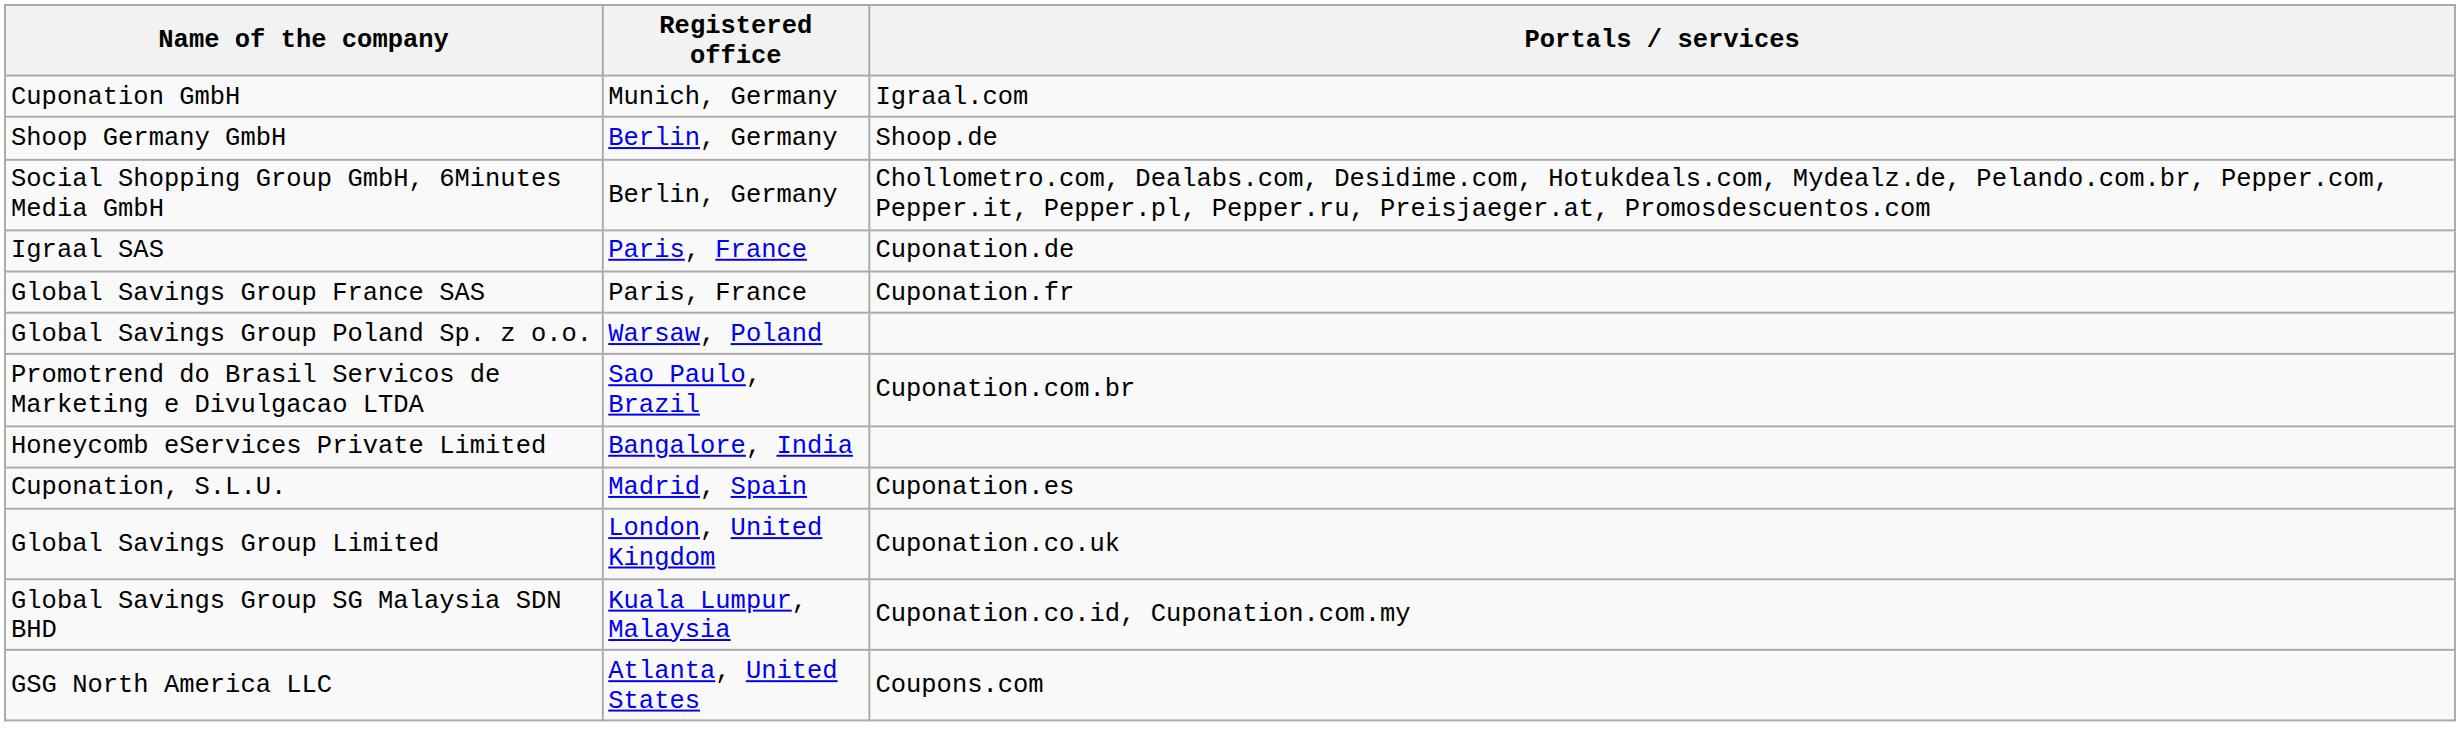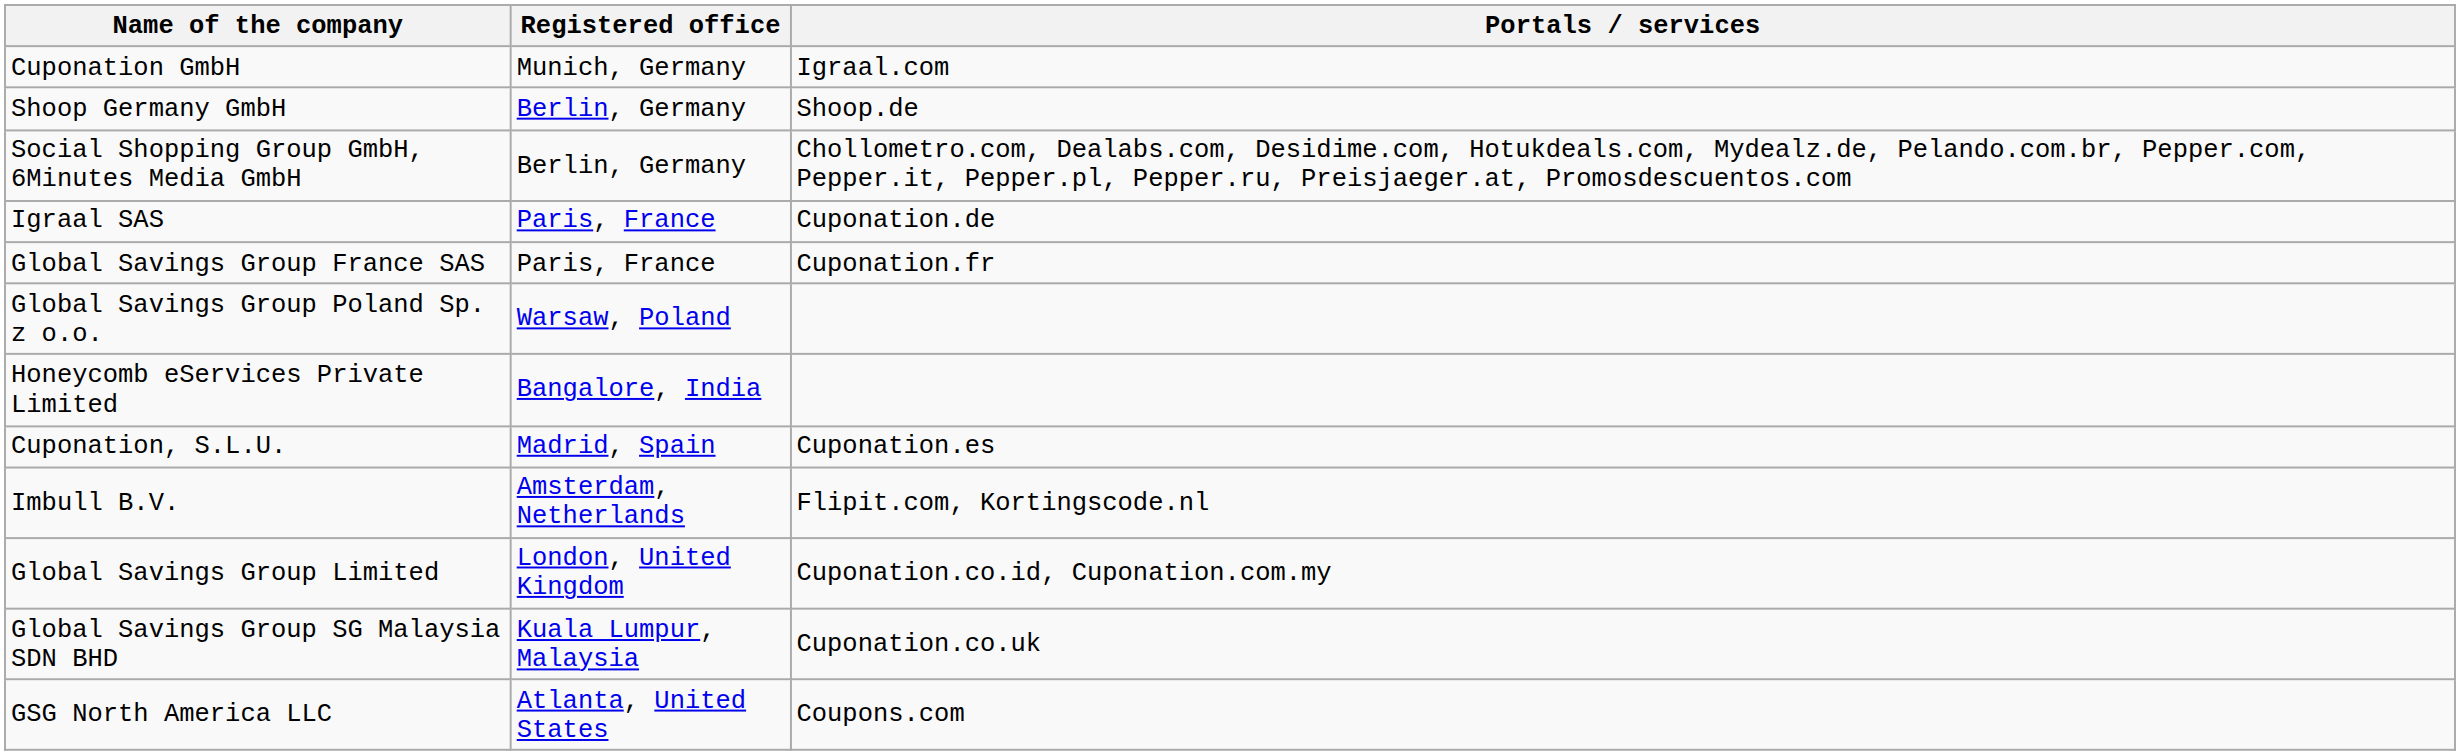- row: (256, 390)
+ row: (95, 502)
(998, 544) Cuponation.co.uk -> (1064, 573) Cuponation.co.id, Cuponation.com.my
(1143, 615) Cuponation.co.id, Cuponation.com.my -> (919, 644) Cuponation.co.uk
